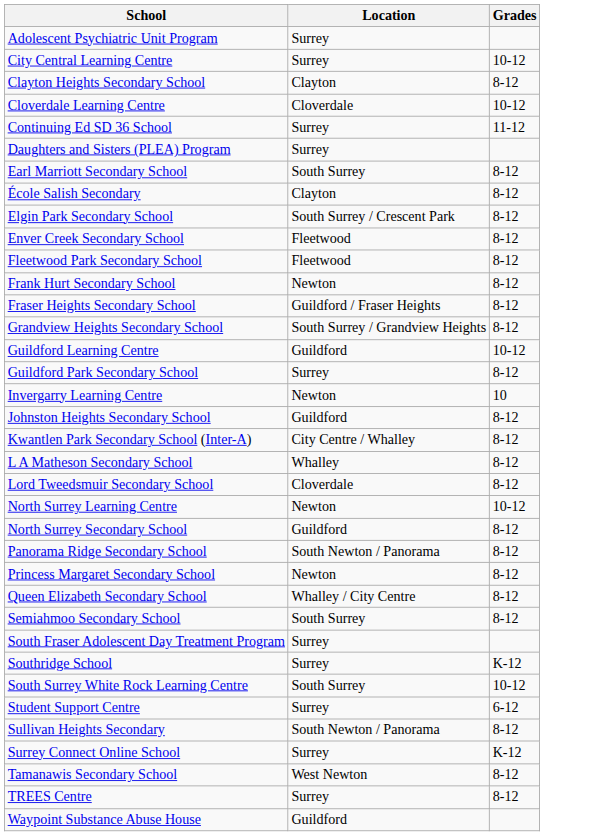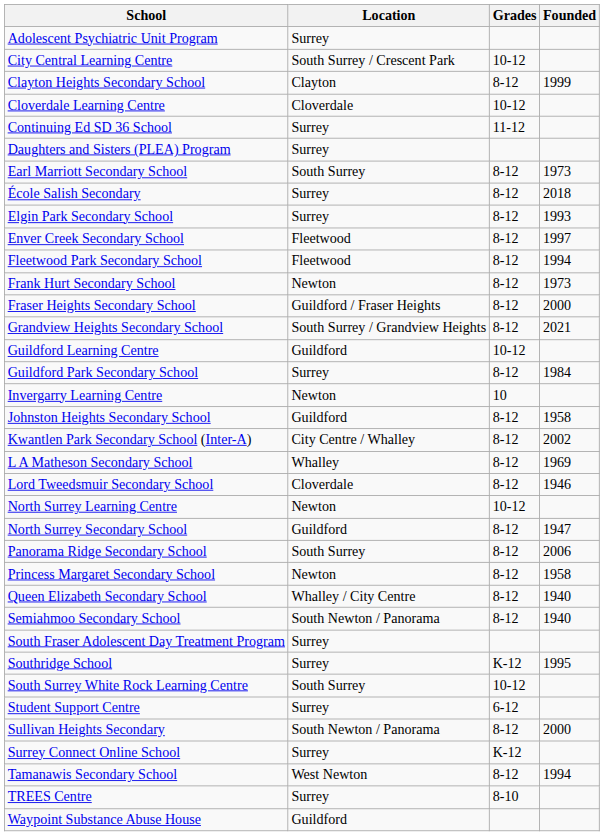+ column: (570, 15)
(310, 60) Surrey -> (373, 60) South Surrey / Crescent Park
(314, 194) Clayton -> (310, 194) Surrey
(373, 216) South Surrey / Crescent Park -> (310, 216) Surrey
(366, 551) South Newton / Panorama -> (328, 551) South Surrey
(328, 618) South Surrey -> (366, 618) South Newton / Panorama
(506, 797) 8-12 -> (506, 797) 8-10
